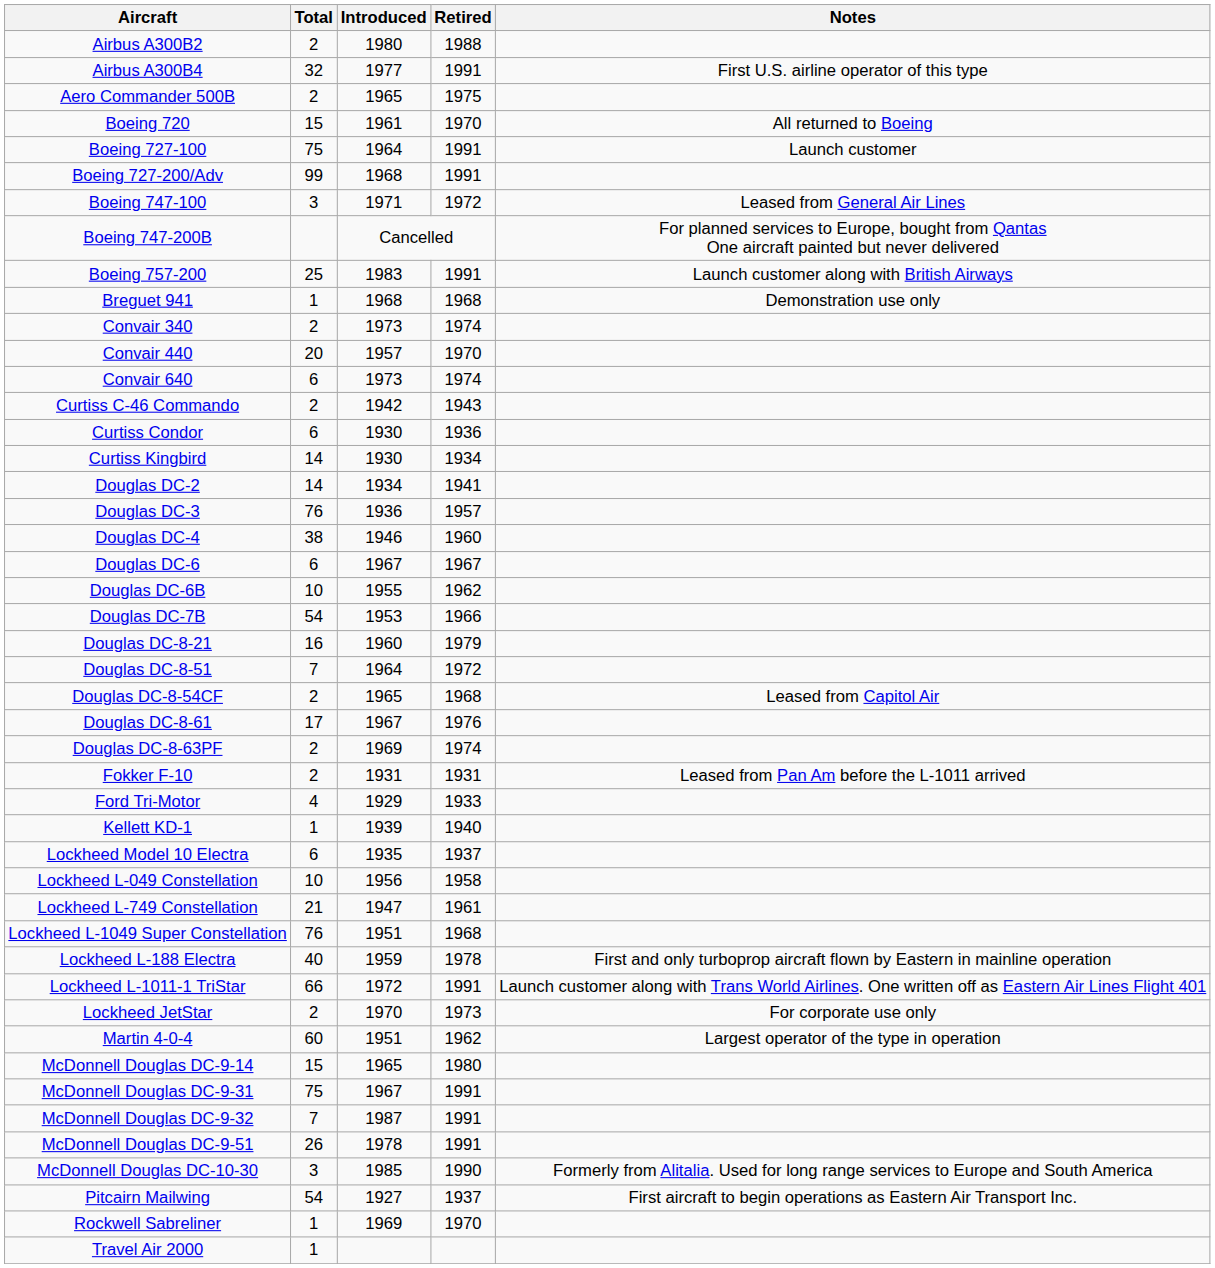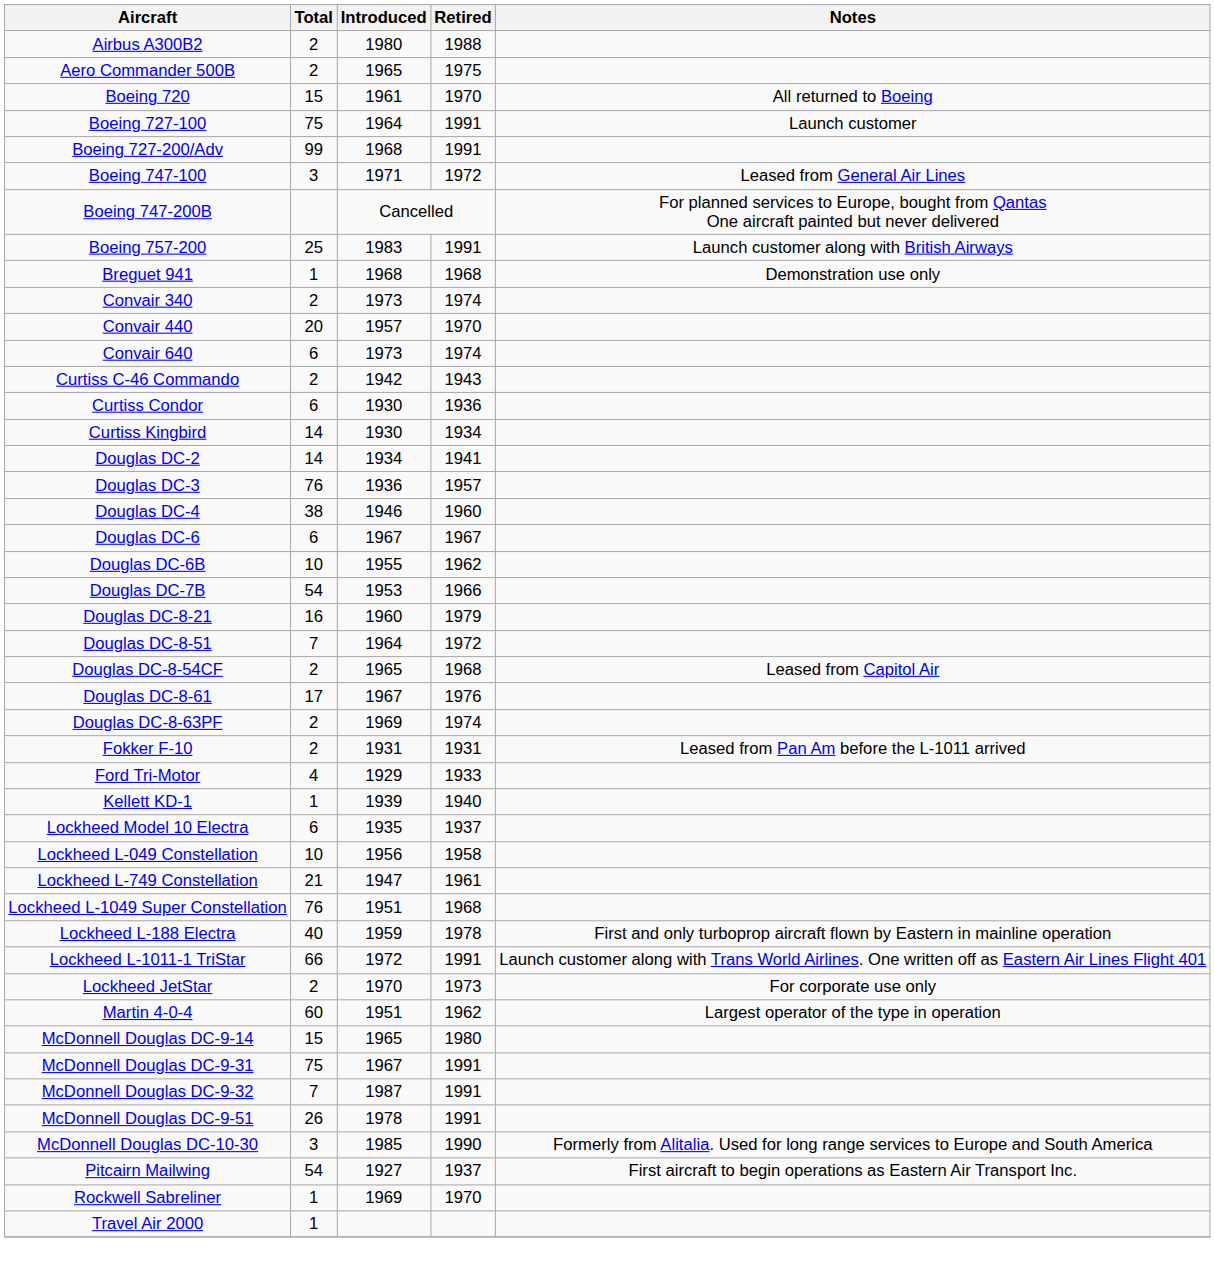- row: (148, 70)
